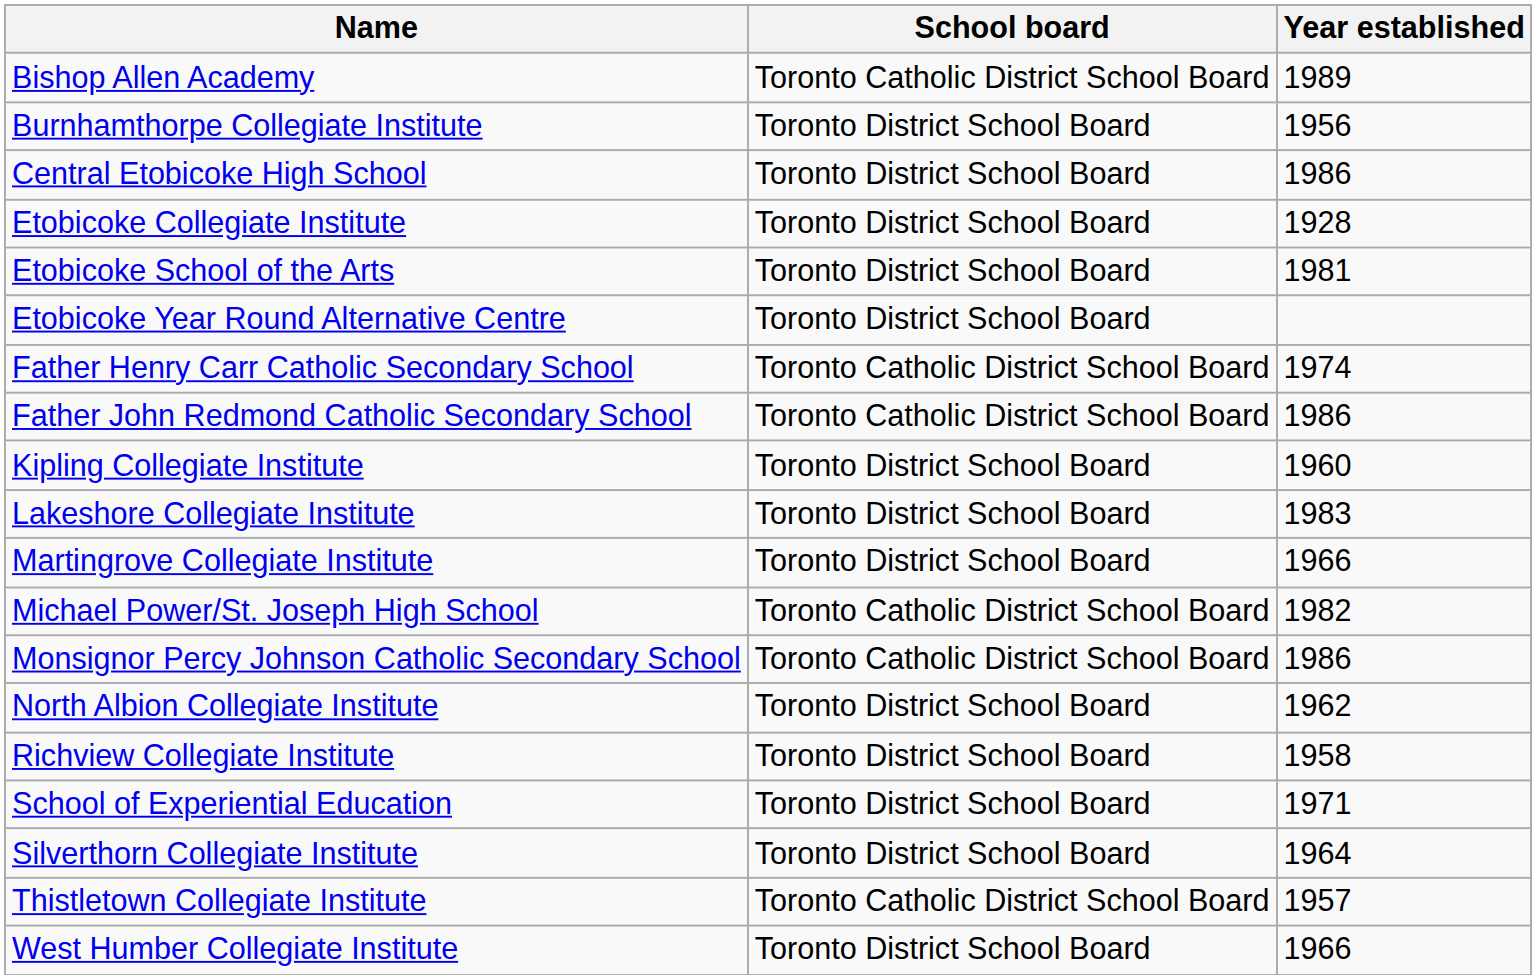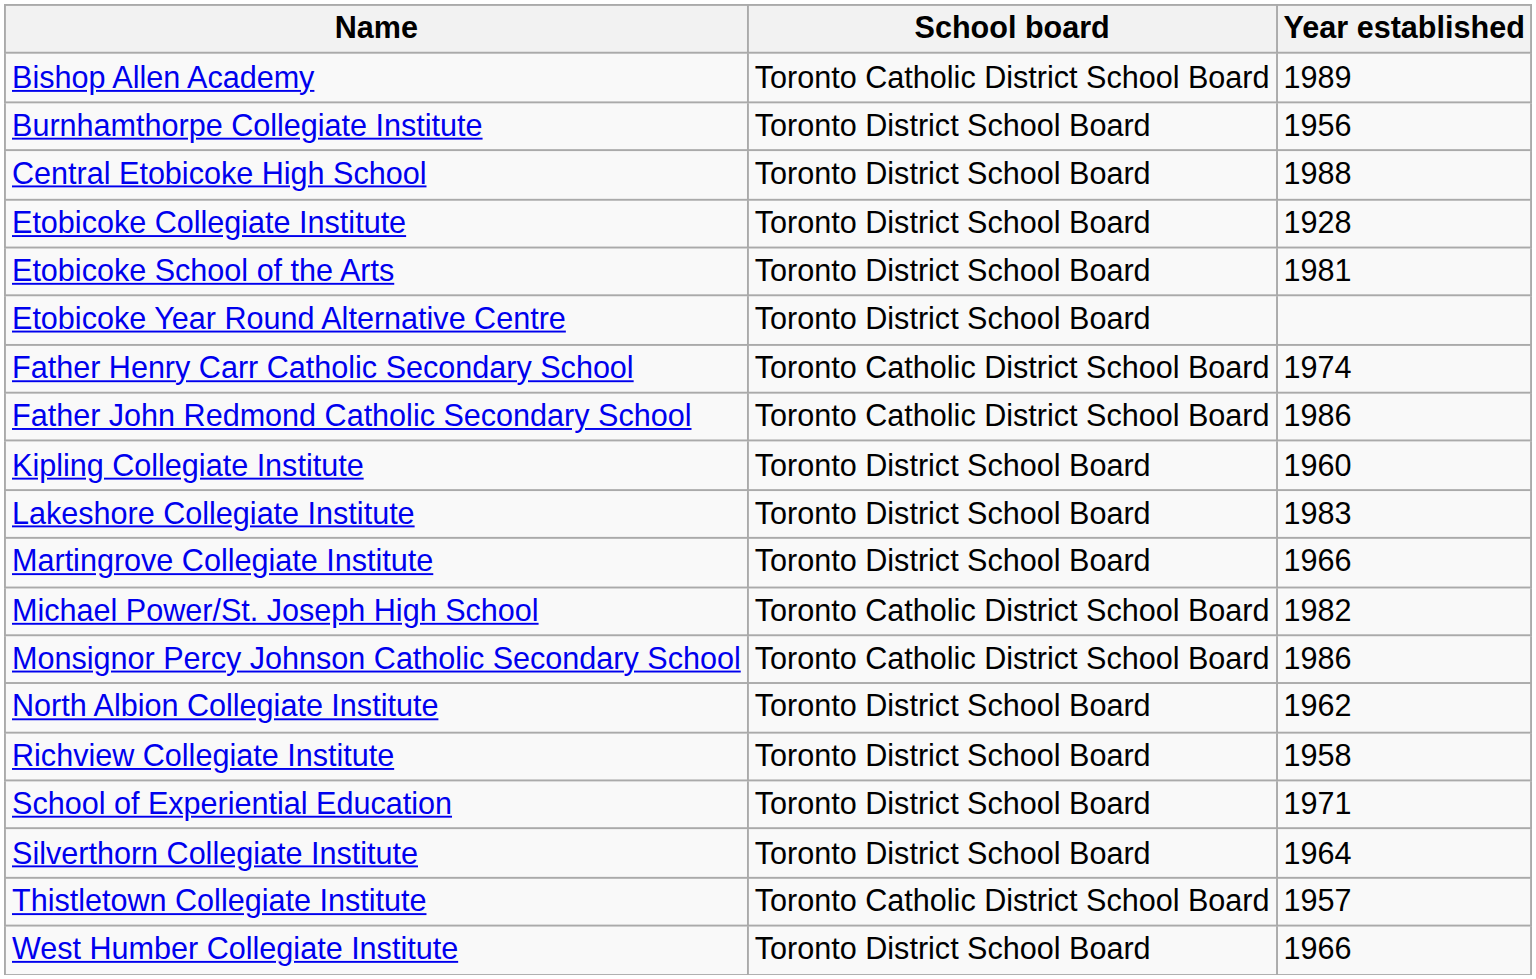(1318, 174) 1986 -> (1318, 174) 1988
